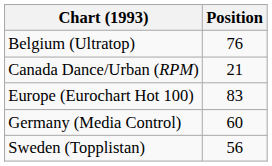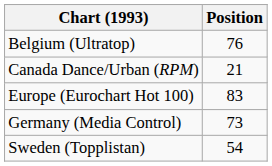(235, 122) 60 -> (235, 122) 73
(235, 148) 56 -> (235, 148) 54
